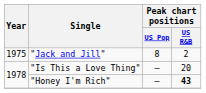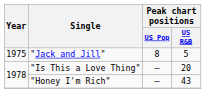(186, 54) 2 -> (186, 54) 5
(186, 81) bold -> (186, 81) normal
